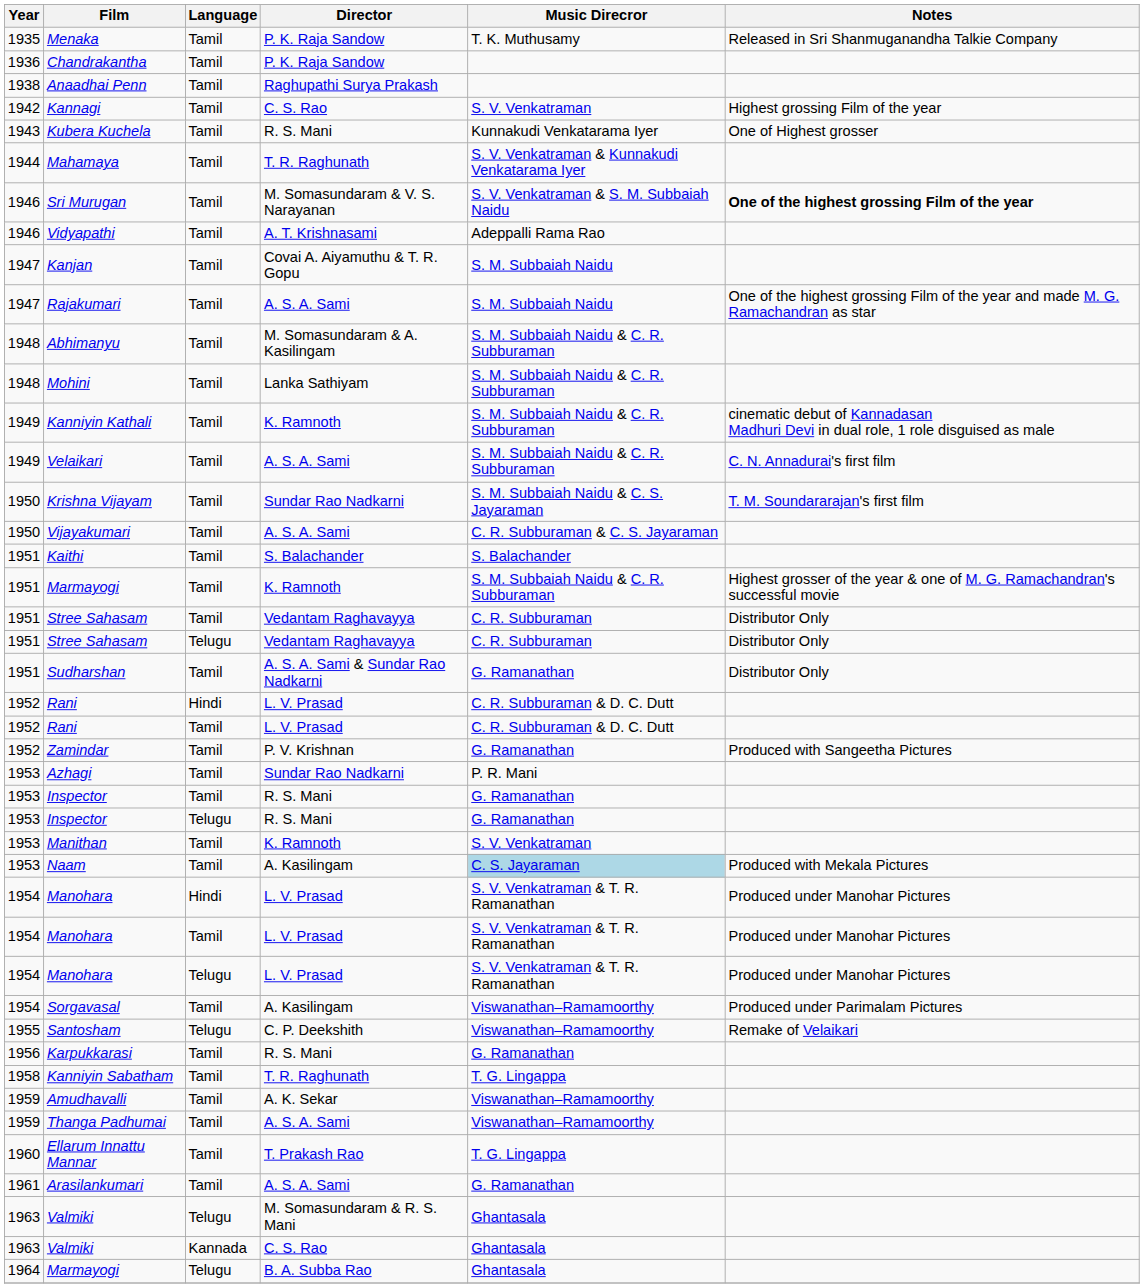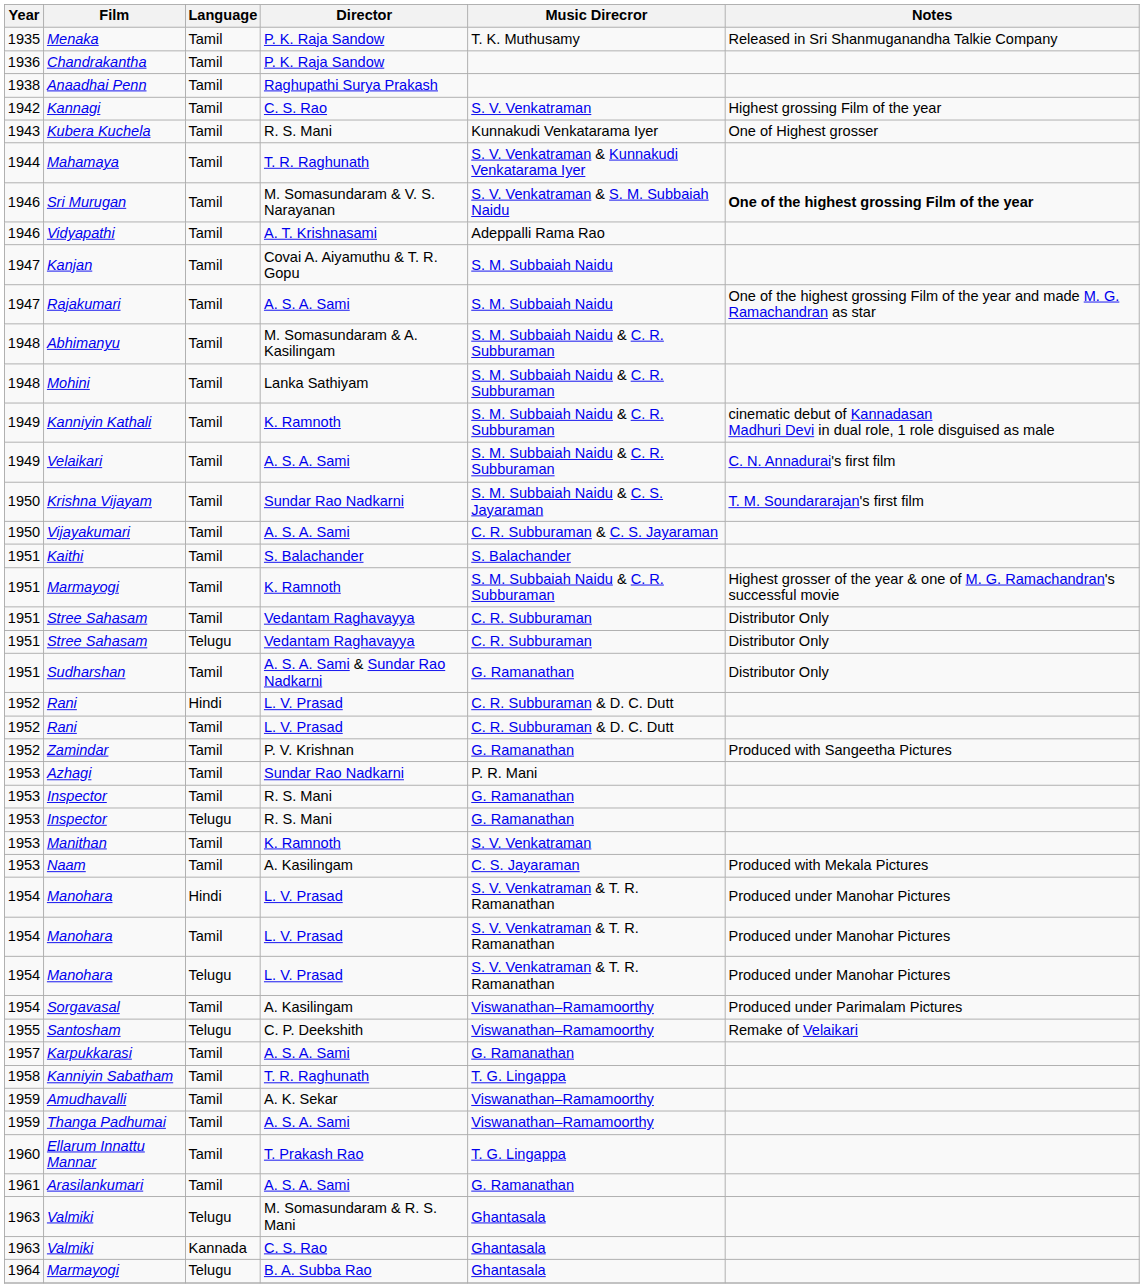(525, 865) lightblue background -> (525, 865) no background
(24, 1053) 1956 -> (24, 1053) 1957
(298, 1053) R. S. Mani -> (307, 1053) A. S. A. Sami
